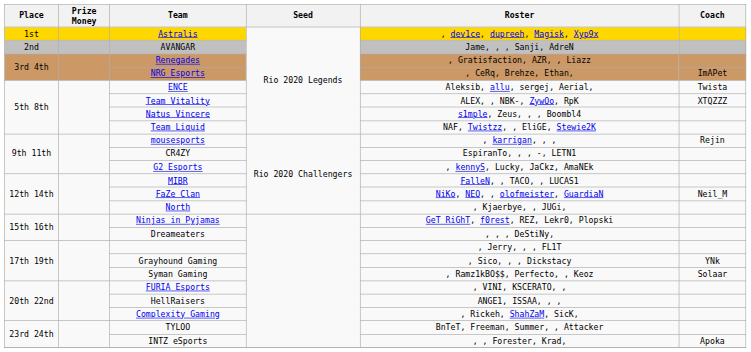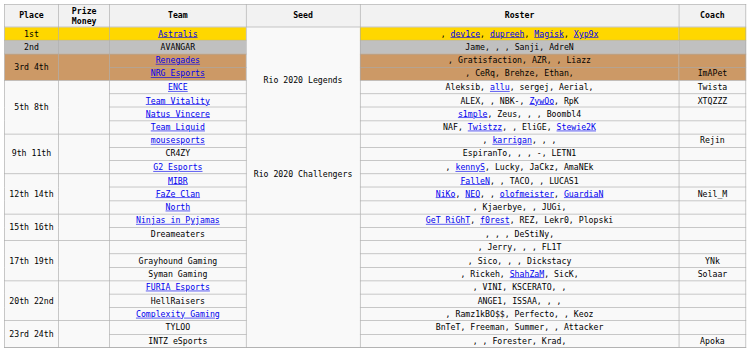(520, 274) , Ramz1kBO$$, Perfecto, , Keoz -> (520, 274) , Rickeh, ShahZaM, SicK,
(520, 314) , Rickeh, ShahZaM, SicK, -> (520, 314) , Ramz1kBO$$, Perfecto, , Keoz
